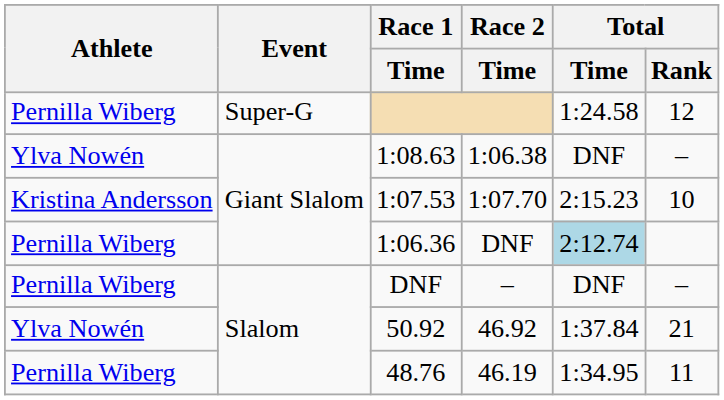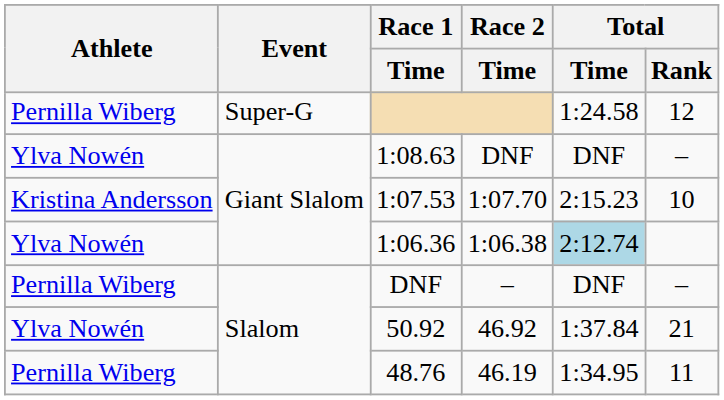(507, 156) 1:06.38 -> (507, 156) DNF
(93, 242) Pernilla Wiberg -> (78, 242) Ylva Nowén
(507, 242) DNF -> (507, 242) 1:06.38
